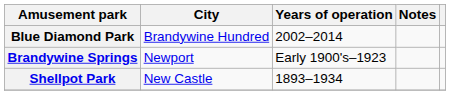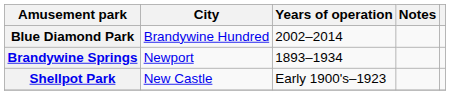(331, 57) Early 1900's–1923 -> (309, 57) 1893–1934
(309, 79) 1893–1934 -> (331, 79) Early 1900's–1923
